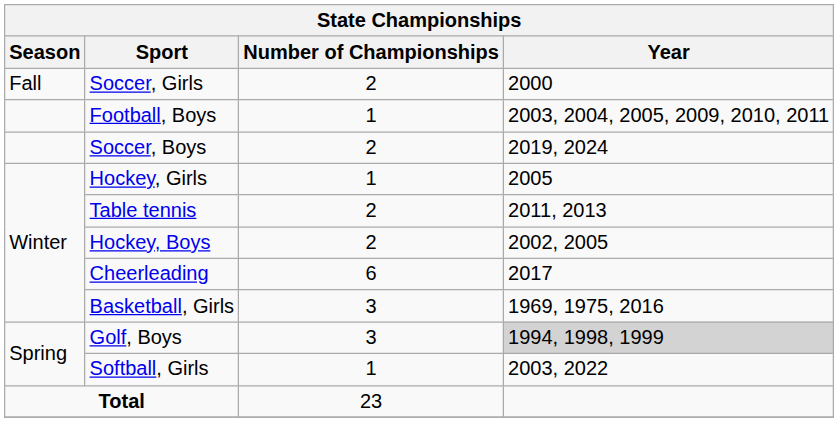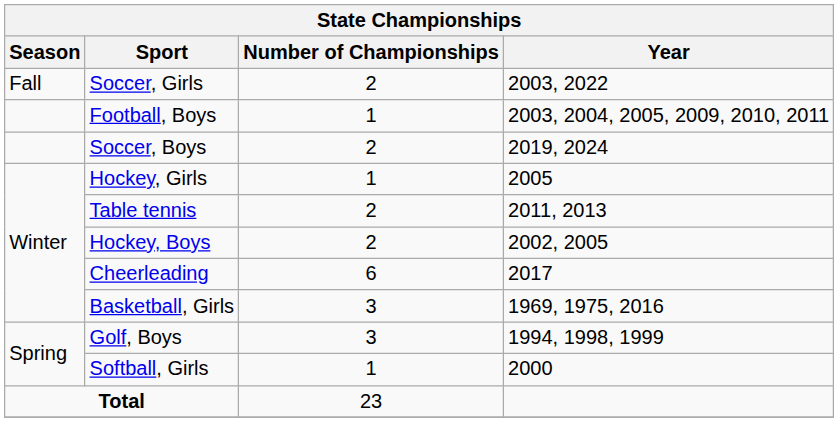(530, 83) 2000 -> (558, 83) 2003, 2022
(586, 337) lightgrey background -> (586, 337) no background
(558, 369) 2003, 2022 -> (530, 369) 2000
